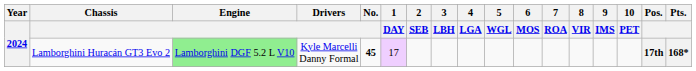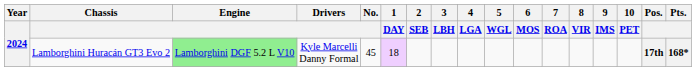(371, 52) bold -> (371, 52) normal
(394, 52) 17 -> (394, 52) 18
